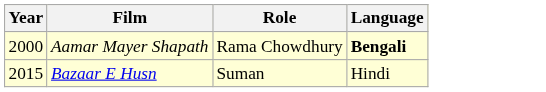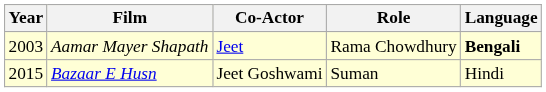+ column: (269, 18)
(26, 45) 2000 -> (26, 45) 2003
